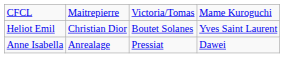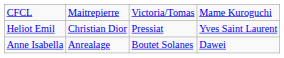(162, 28) Boutet Solanes -> (148, 28) Pressiat
(148, 45) Pressiat -> (162, 45) Boutet Solanes
